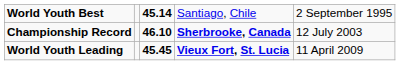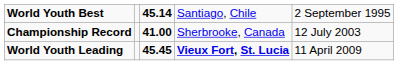(157, 32) 46.10 -> (157, 32) 41.00
(234, 32) bold -> (231, 32) normal
